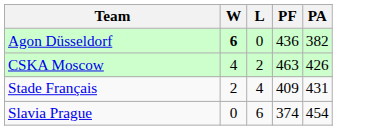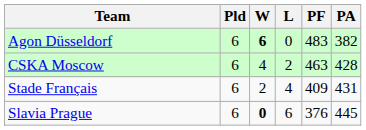+ column: (235, 16)
(287, 40) 436 -> (316, 40) 483
(317, 64) 426 -> (346, 64) 428
(233, 112) normal -> (262, 112) bold
(287, 112) 374 -> (316, 112) 376
(317, 112) 454 -> (346, 112) 445
